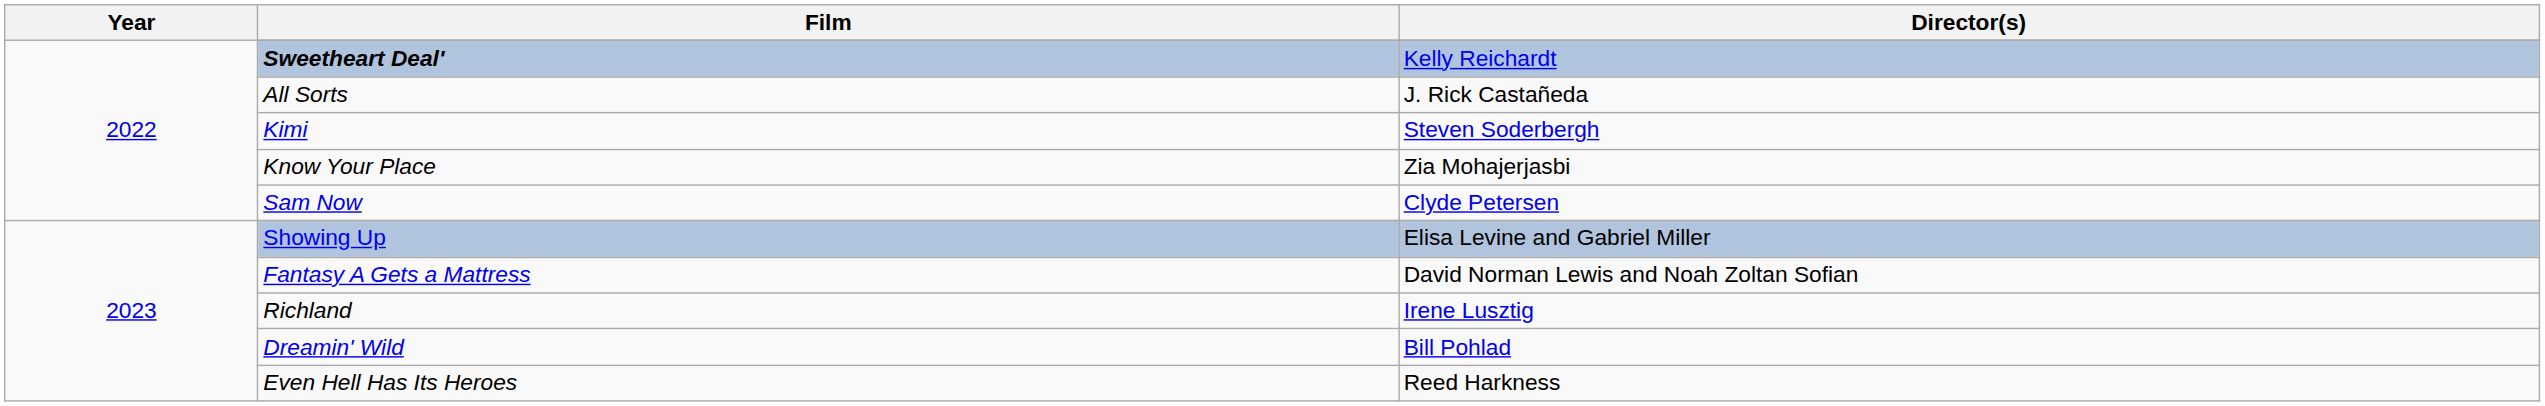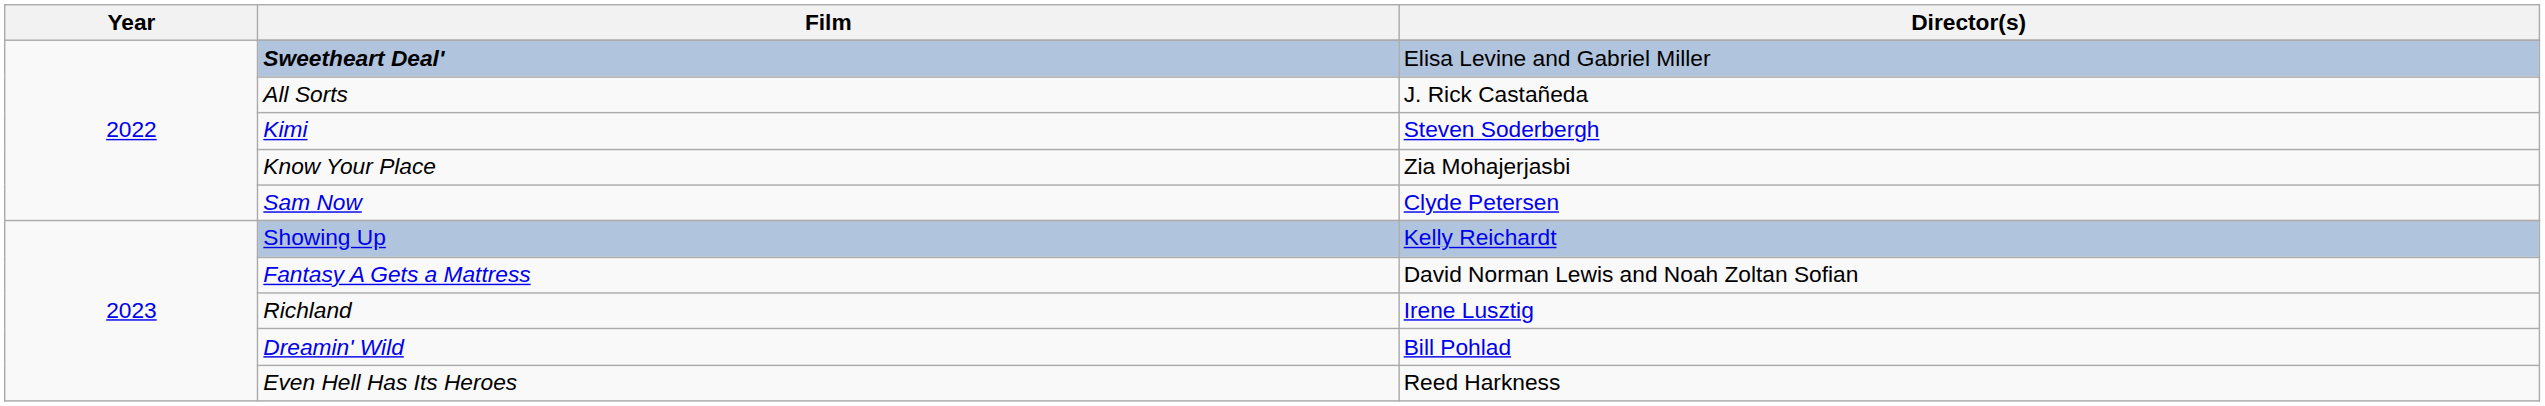(1480, 58) Kelly Reichardt -> (1557, 58) Elisa Levine and Gabriel Miller
(1557, 238) Elisa Levine and Gabriel Miller -> (1480, 238) Kelly Reichardt
